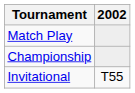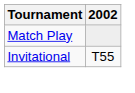- row: (49, 56)
